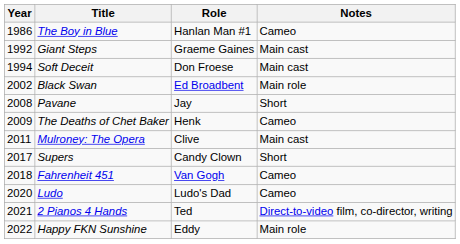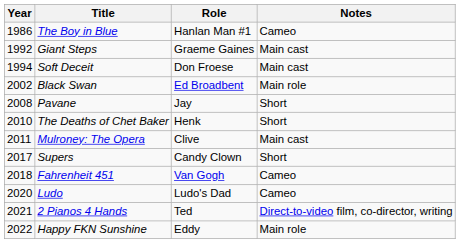(20, 121) 2009 -> (20, 121) 2010
(278, 121) Cameo -> (273, 121) Short
